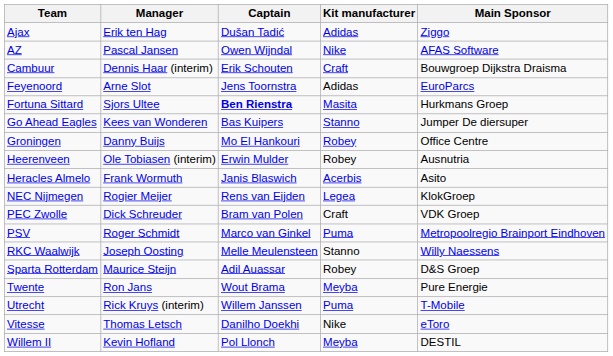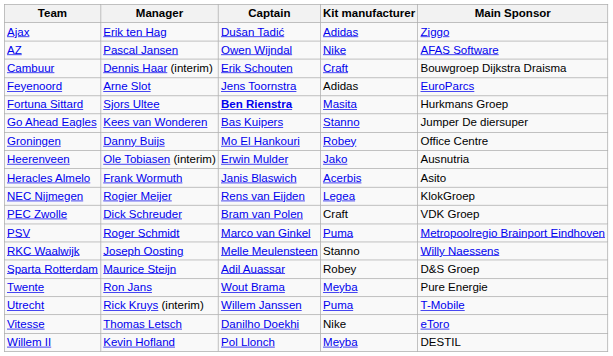(340, 159) Robey -> (335, 159) Jako
